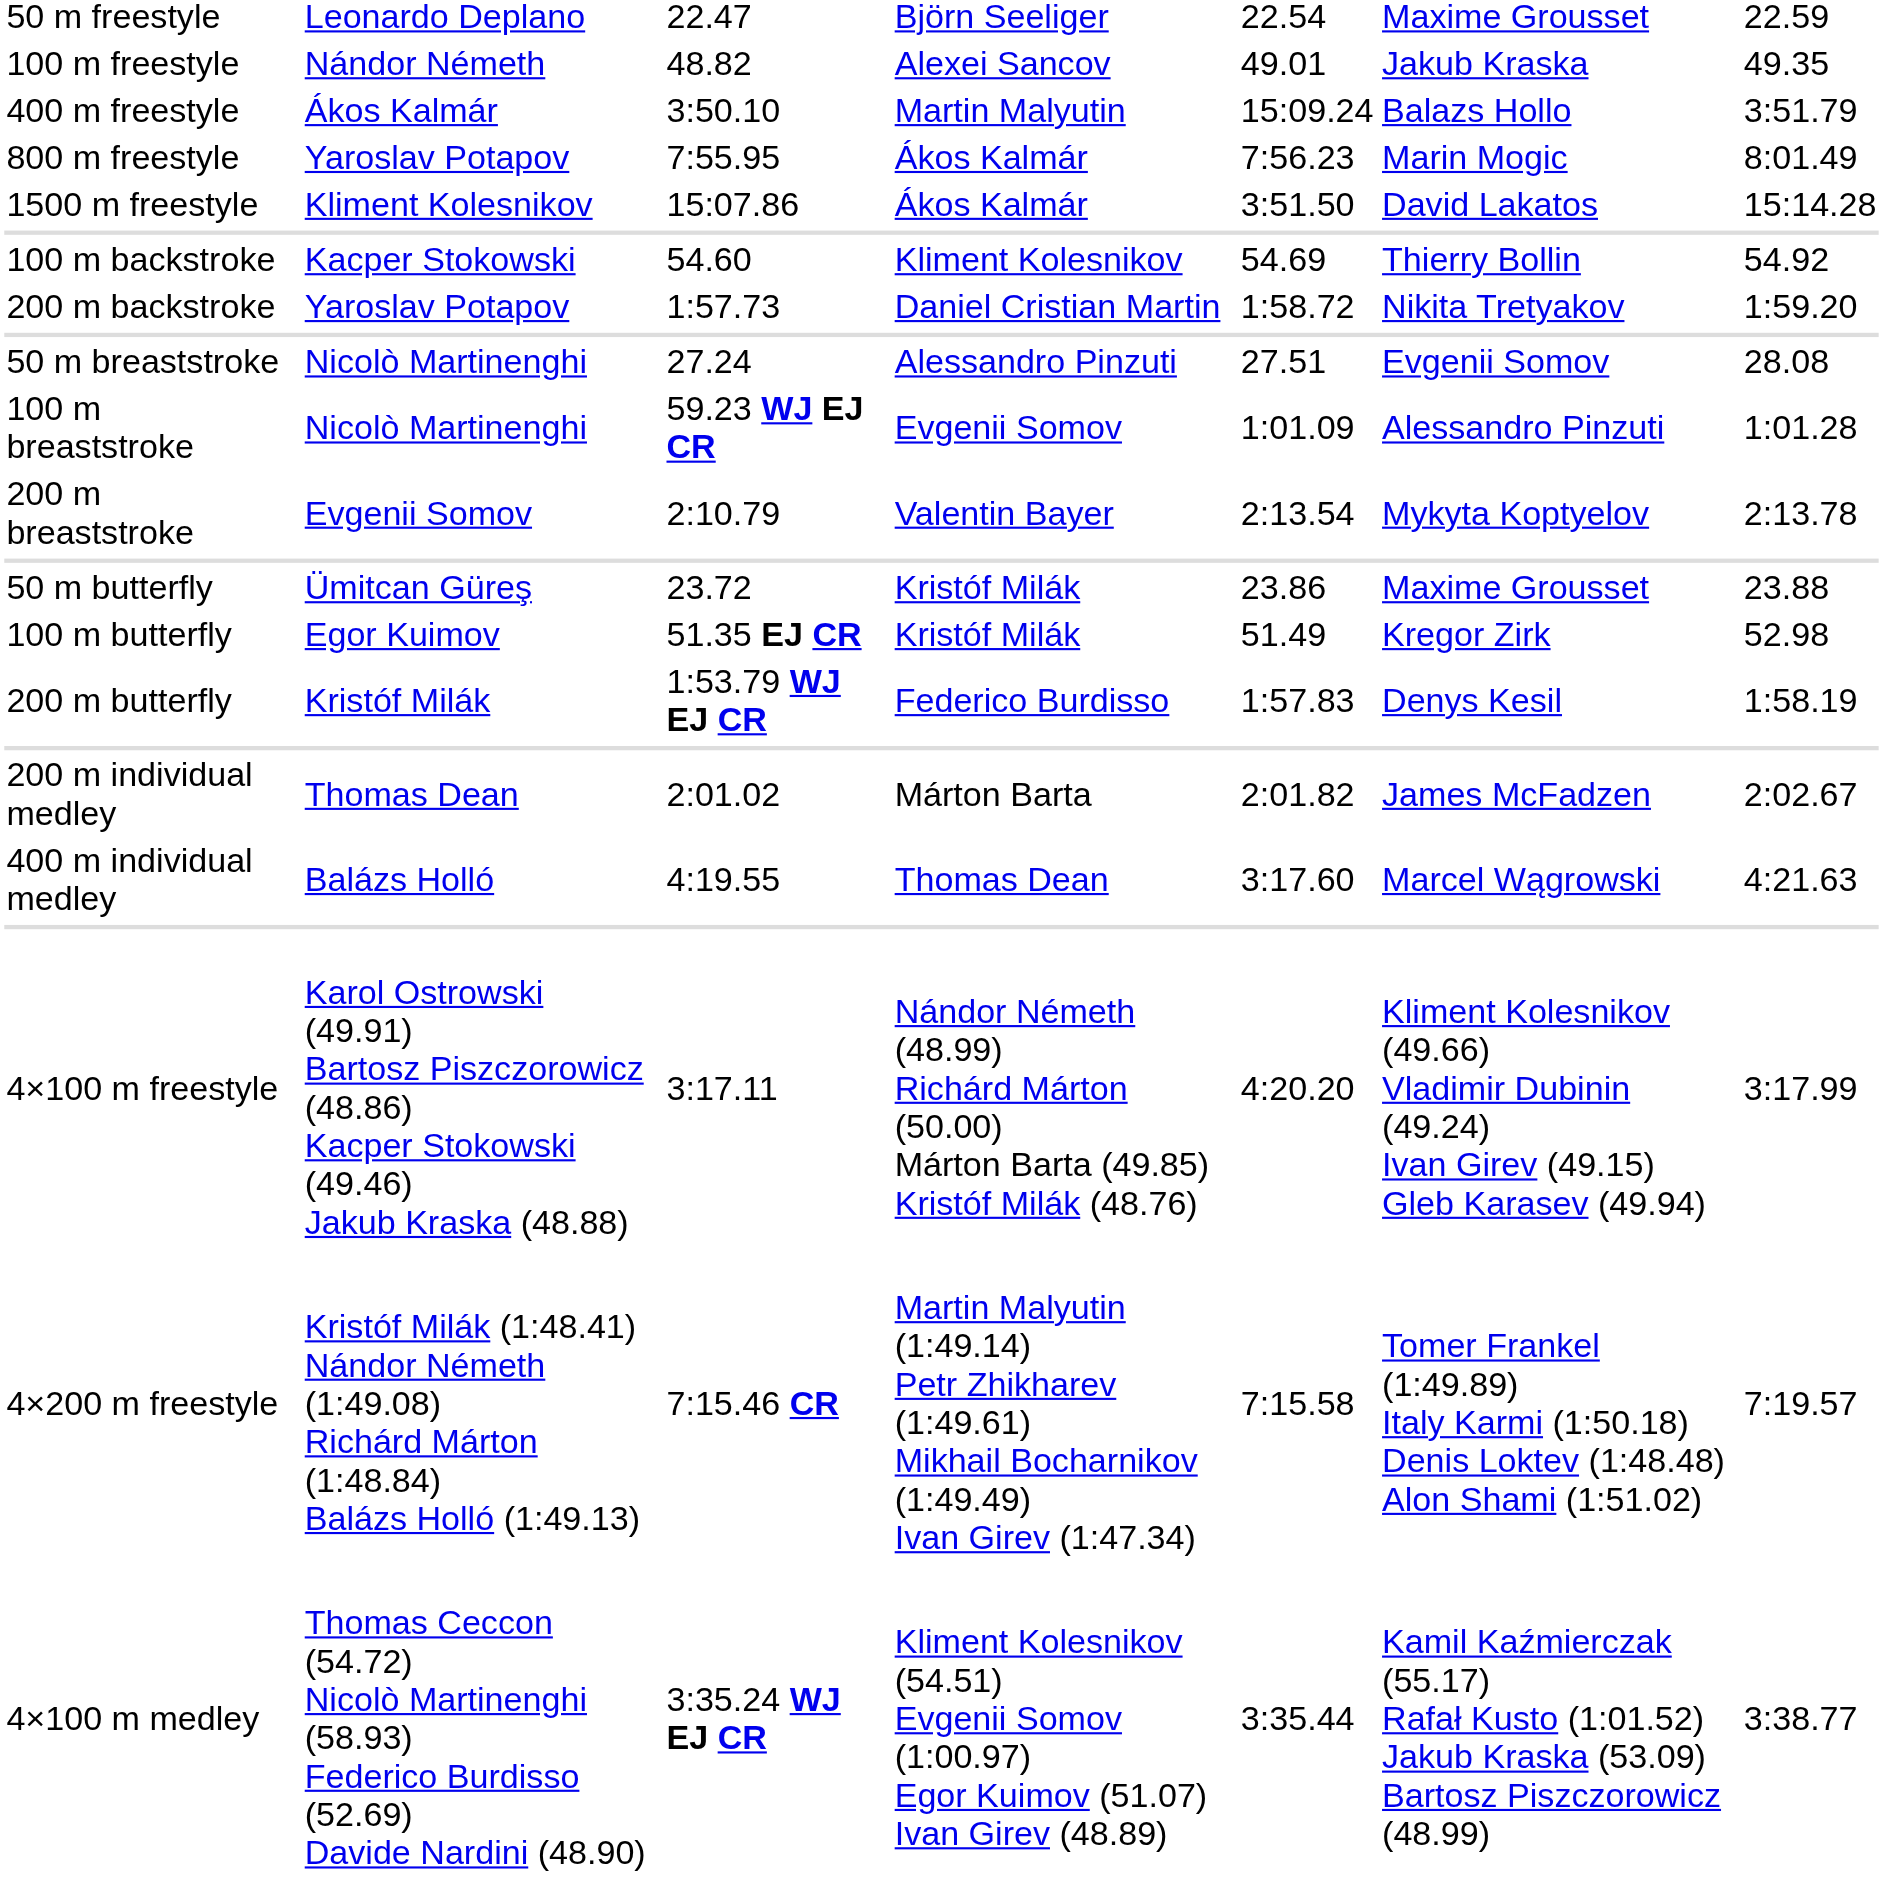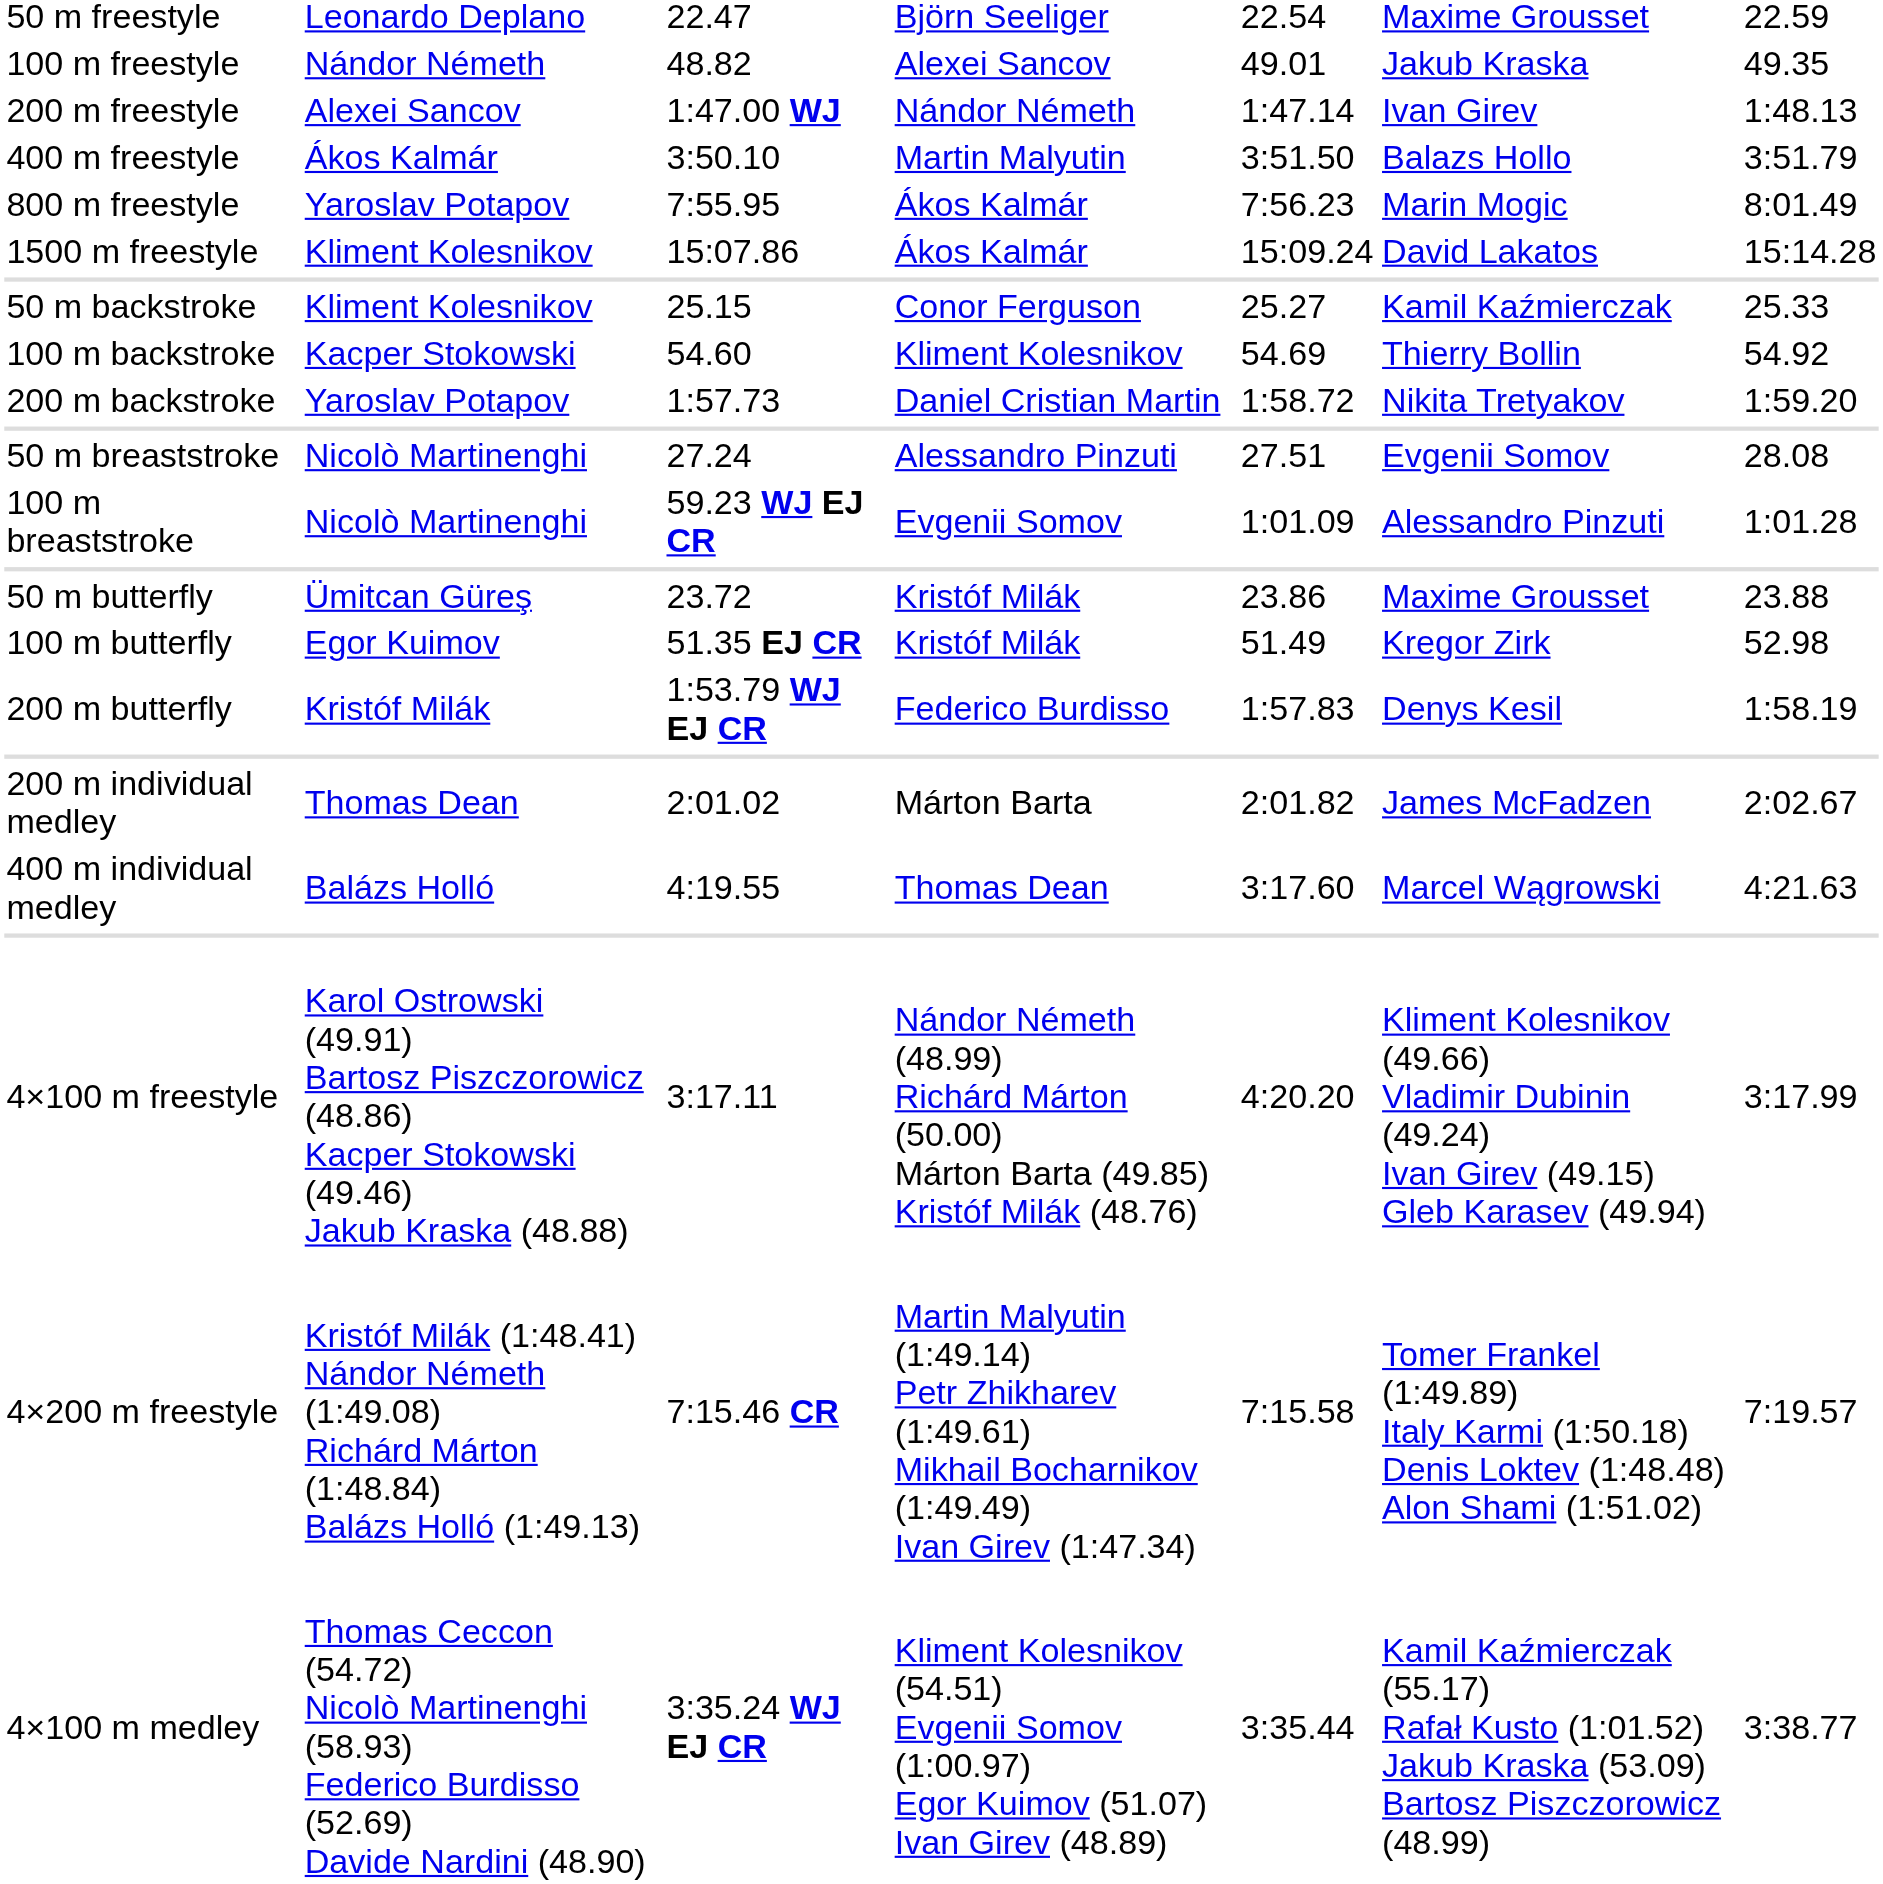+ row: (123, 110)
(1307, 110) 15:09.24 -> (1298, 157) 3:51.50
(1298, 204) 3:51.50 -> (1307, 251) 15:09.24
+ row: (131, 306)
- row: (100, 513)
